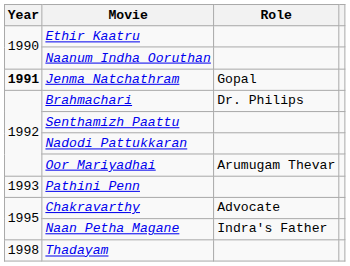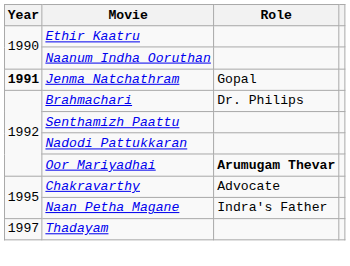(276, 165) normal -> (276, 165) bold
- row: (93, 186)
(23, 251) 1998 -> (23, 229) 1997
